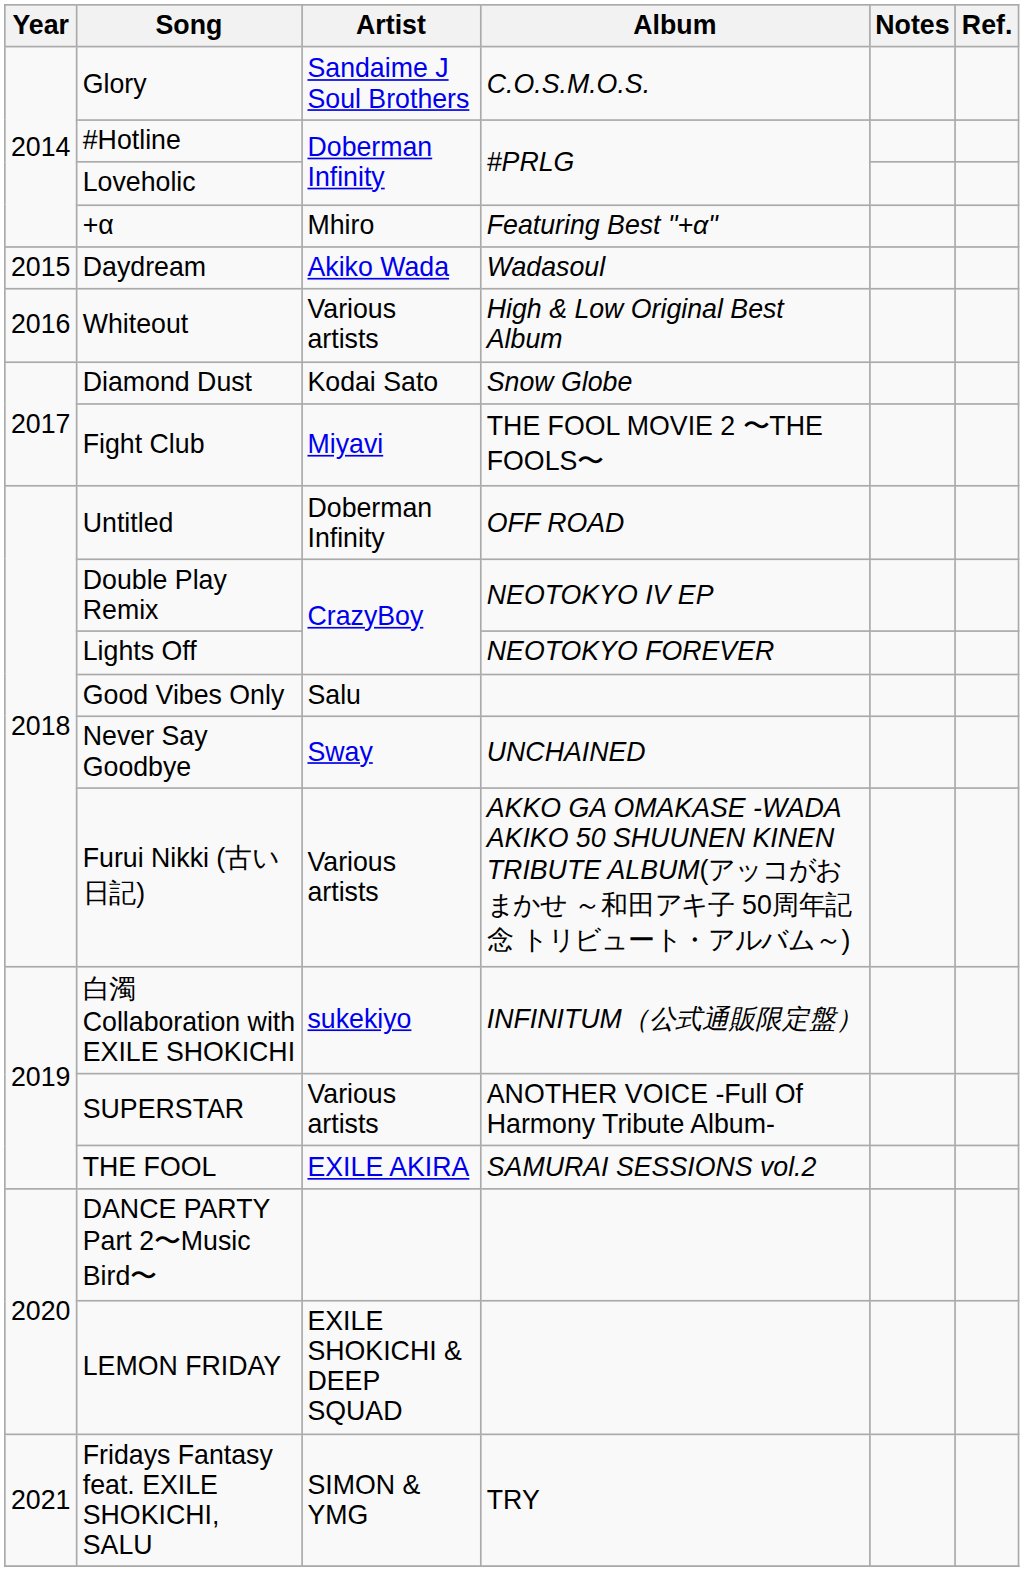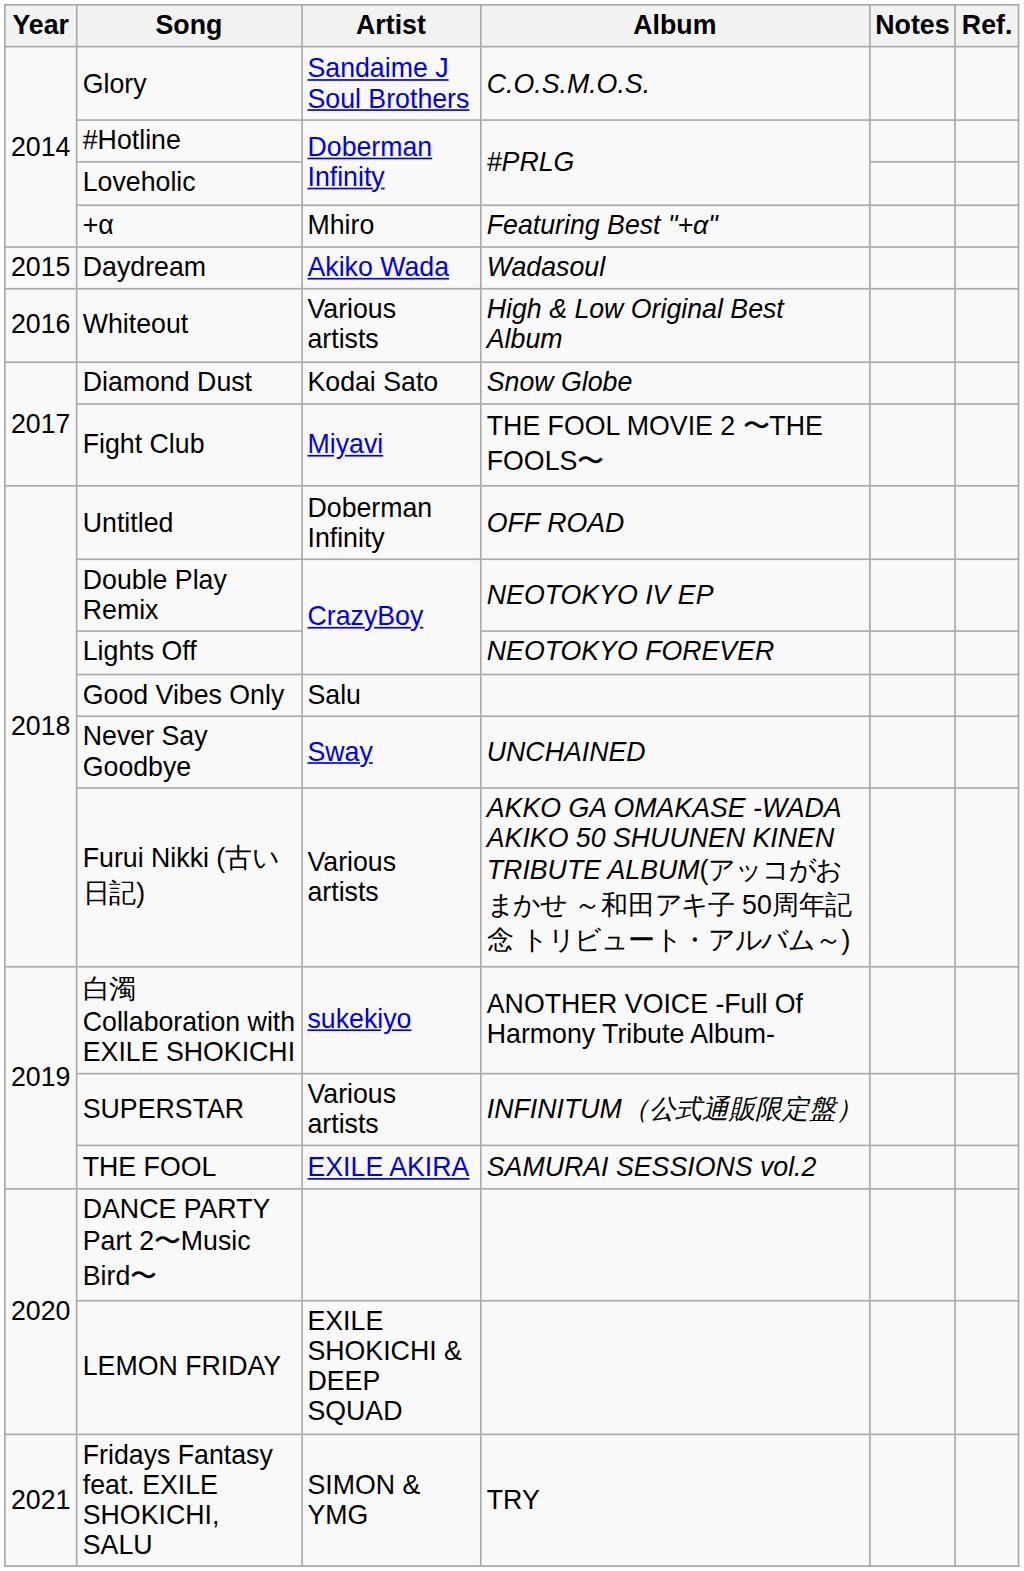(675, 1018) INFINITUM（公式通販限定盤） -> (645, 1019) ANOTHER VOICE -Full Of Harmony Tribute Album-
(645, 1109) ANOTHER VOICE -Full Of Harmony Tribute Album- -> (675, 1108) INFINITUM（公式通販限定盤）
